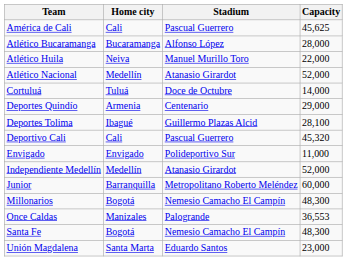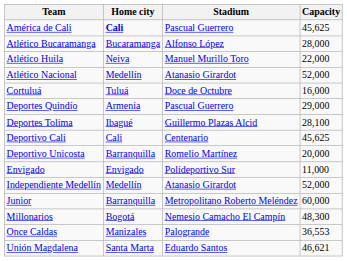(114, 28) normal -> (114, 28) bold
(316, 91) 14,000 -> (316, 91) 16,000
(187, 106) Centenario -> (199, 106) Pascual Guerrero
(199, 138) Pascual Guerrero -> (187, 138) Centenario
(316, 138) 45,320 -> (316, 138) 45,625
+ row: (46, 153)
- row: (24, 232)
(316, 248) 23,000 -> (316, 248) 46,621
